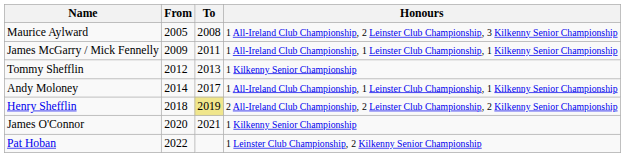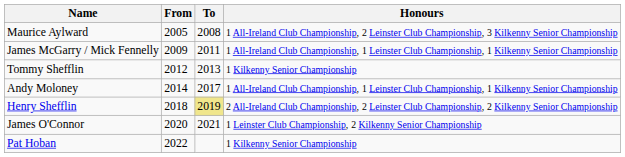(291, 125) 1 Kilkenny Senior Championship -> (354, 124) 1 Leinster Club Championship, 2 Kilkenny Senior Championship
(354, 143) 1 Leinster Club Championship, 2 Kilkenny Senior Championship -> (291, 144) 1 Kilkenny Senior Championship
